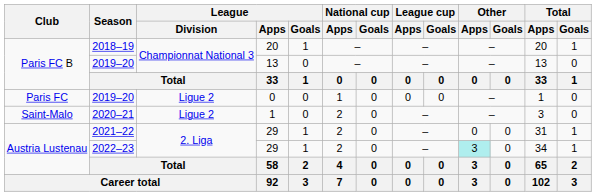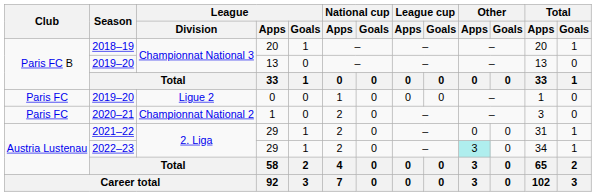(47, 115) Saint-Malo -> (47, 115) Paris FC
(196, 115) Ligue 2 -> (196, 115) Championnat National 2
